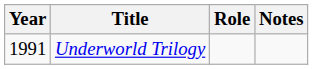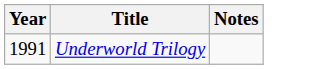- column: (232, 19)
